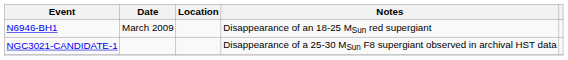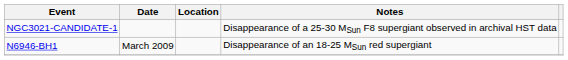rows swapped: (62, 46) <-> (32, 28)
